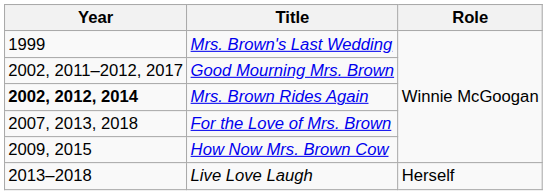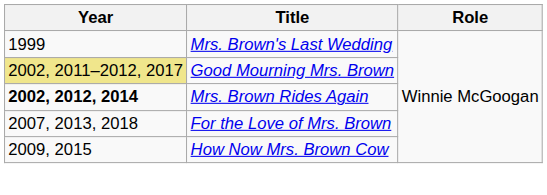(96, 70) no background -> (96, 70) khaki background
- row: (252, 176)
